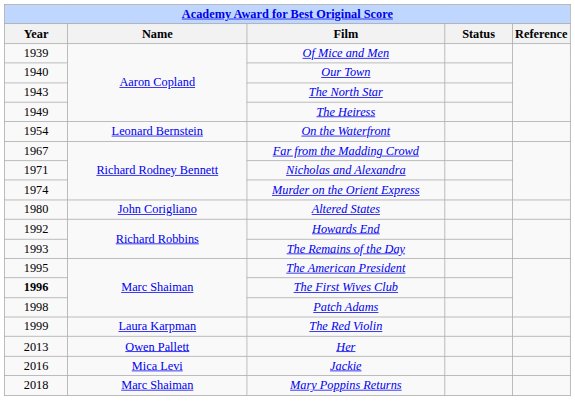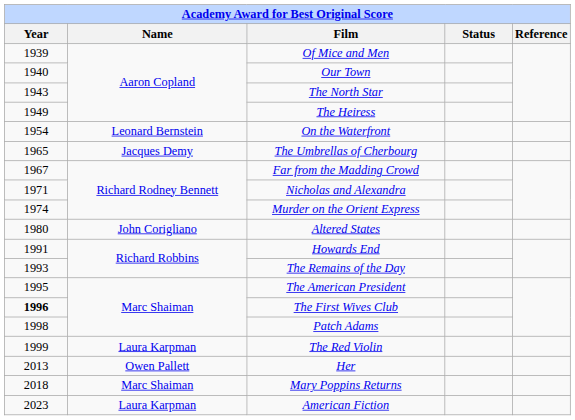+ row: (346, 151)
(36, 229) 1992 -> (36, 248) 1991
- row: (346, 365)
+ row: (346, 405)
